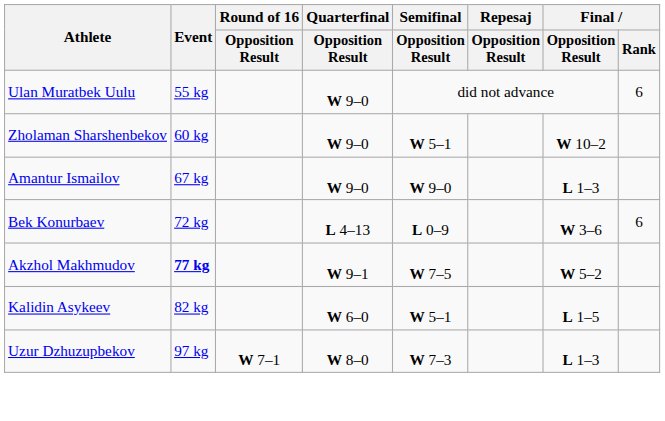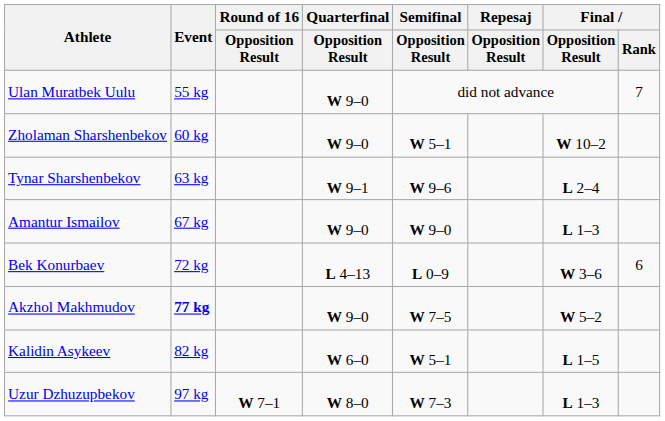(639, 92) 6 -> (639, 92) 7
+ row: (74, 178)
(348, 274) W 9–1 -> (348, 317) W 9–0
